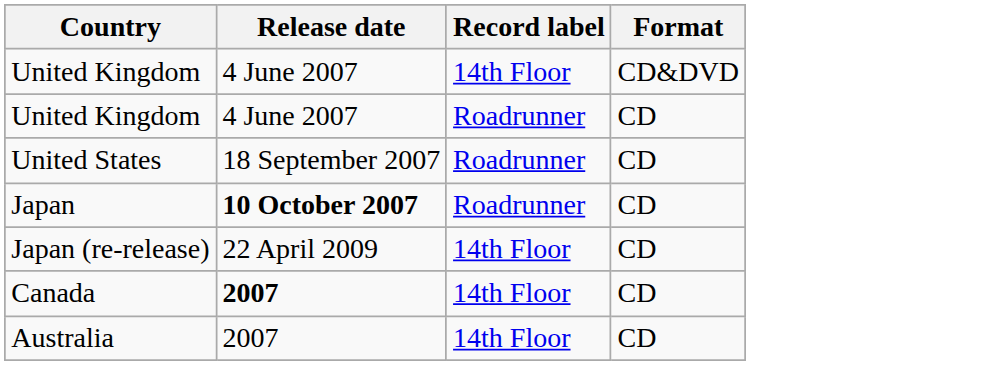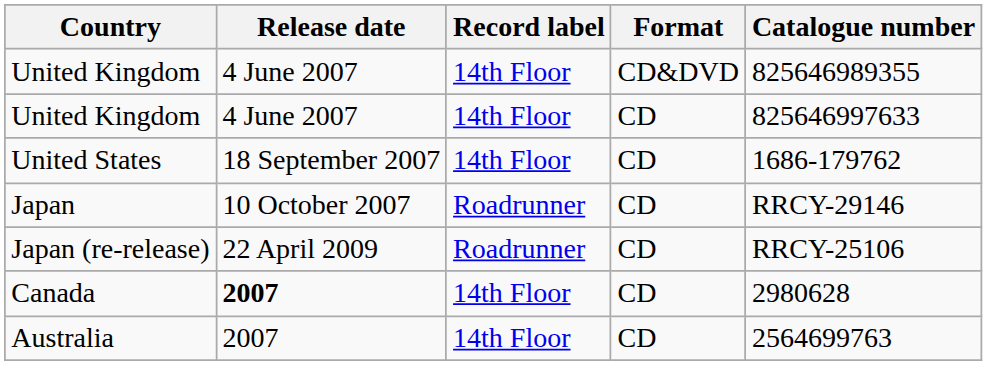+ column: (863, 26)
(519, 115) Roadrunner -> (512, 115) 14th Floor
(519, 159) Roadrunner -> (512, 159) 14th Floor
(320, 204) bold -> (317, 204) normal
(512, 248) 14th Floor -> (519, 248) Roadrunner
